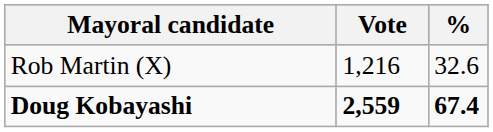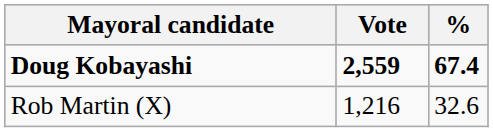rows swapped: (101, 106) <-> (91, 65)
